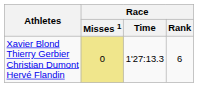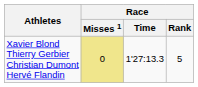(180, 60) 6 -> (180, 60) 5
